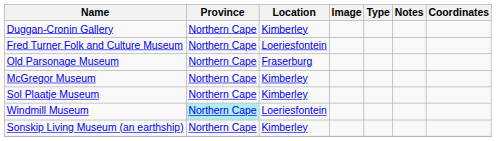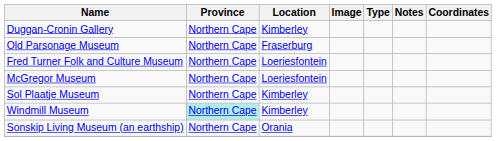rows swapped: (95, 45) <-> (63, 62)
(285, 78) Kimberley -> (294, 78) Loeriesfontein
(294, 111) Loeriesfontein -> (285, 111) Kimberley
(285, 128) Kimberley -> (277, 128) Orania
